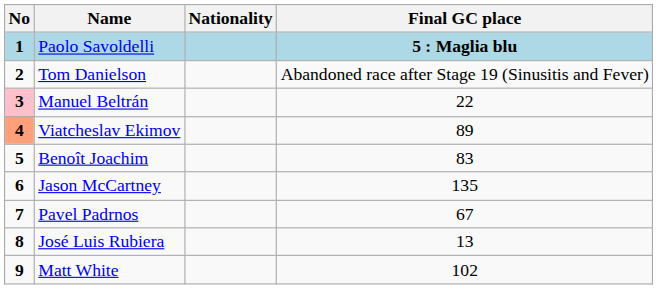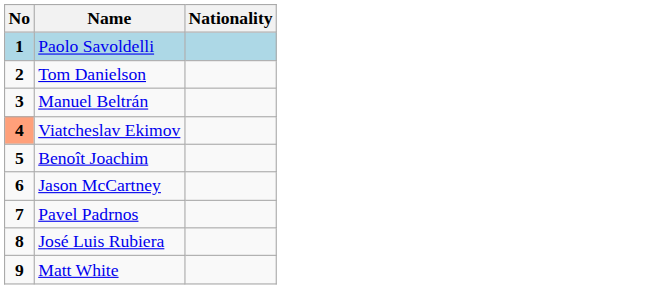- column: (465, 18)
(19, 102) pink background -> (19, 102) no background
